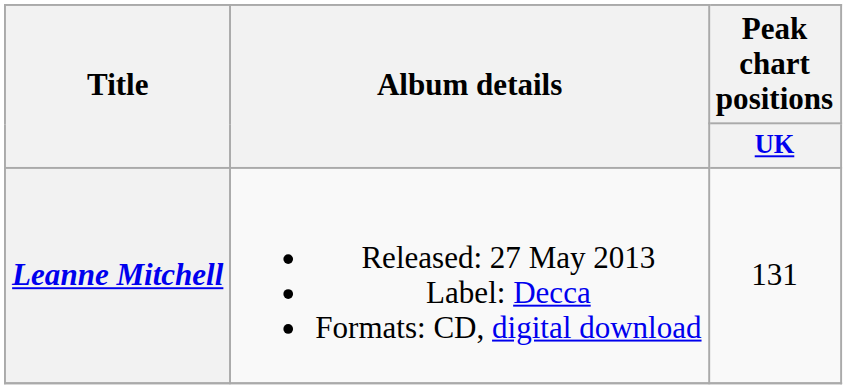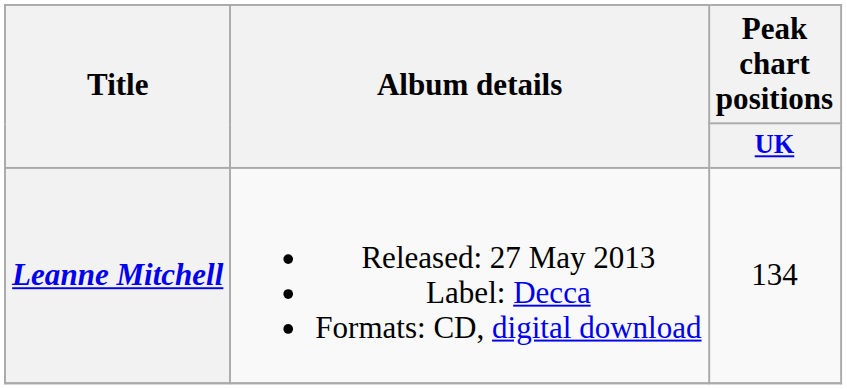(775, 275) 131 -> (775, 275) 134
